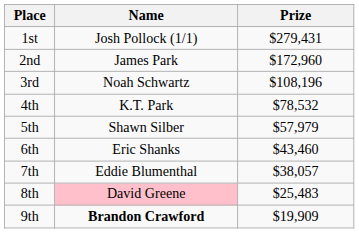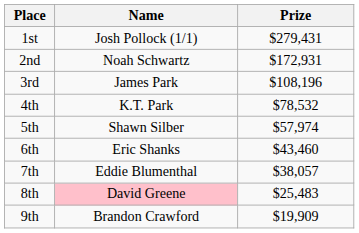(146, 60) James Park -> (146, 60) Noah Schwartz
(296, 60) $172,960 -> (296, 60) $172,931
(146, 82) Noah Schwartz -> (146, 82) James Park
(296, 127) $57,979 -> (296, 127) $57,974
(146, 216) bold -> (146, 216) normal
